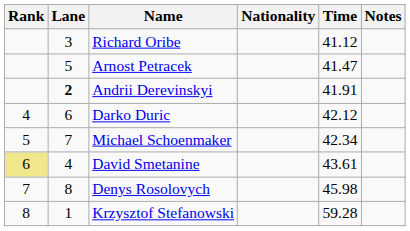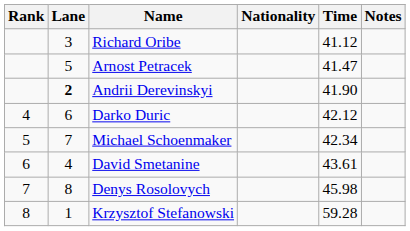(340, 90) 41.91 -> (340, 90) 41.90
(26, 164) khaki background -> (26, 164) no background
